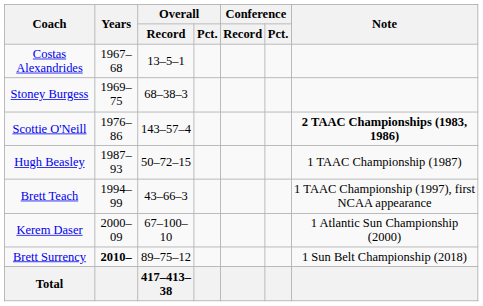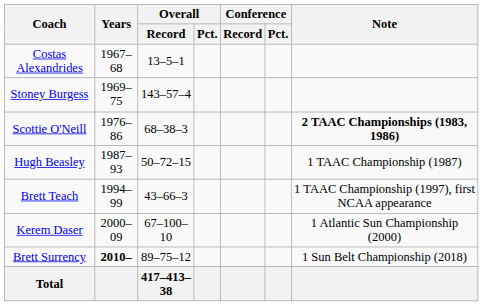(166, 94) 68–38–3 -> (166, 94) 143–57–4
(166, 128) 143–57–4 -> (166, 128) 68–38–3
